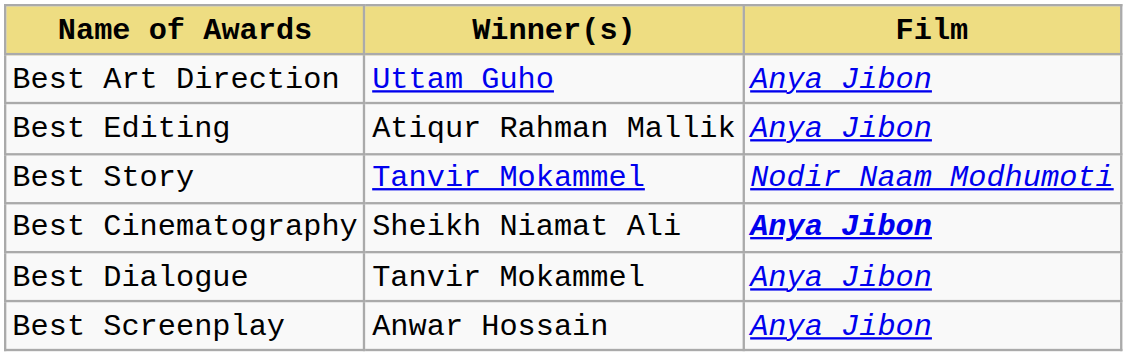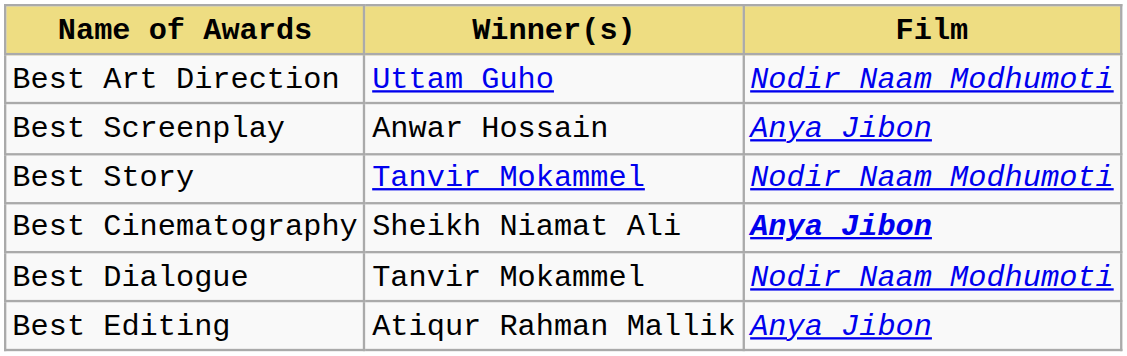(841, 79) Anya Jibon -> (932, 79) Nodir Naam Modhumoti
rows swapped: (149, 326) <-> (121, 129)
(841, 277) Anya Jibon -> (932, 277) Nodir Naam Modhumoti
